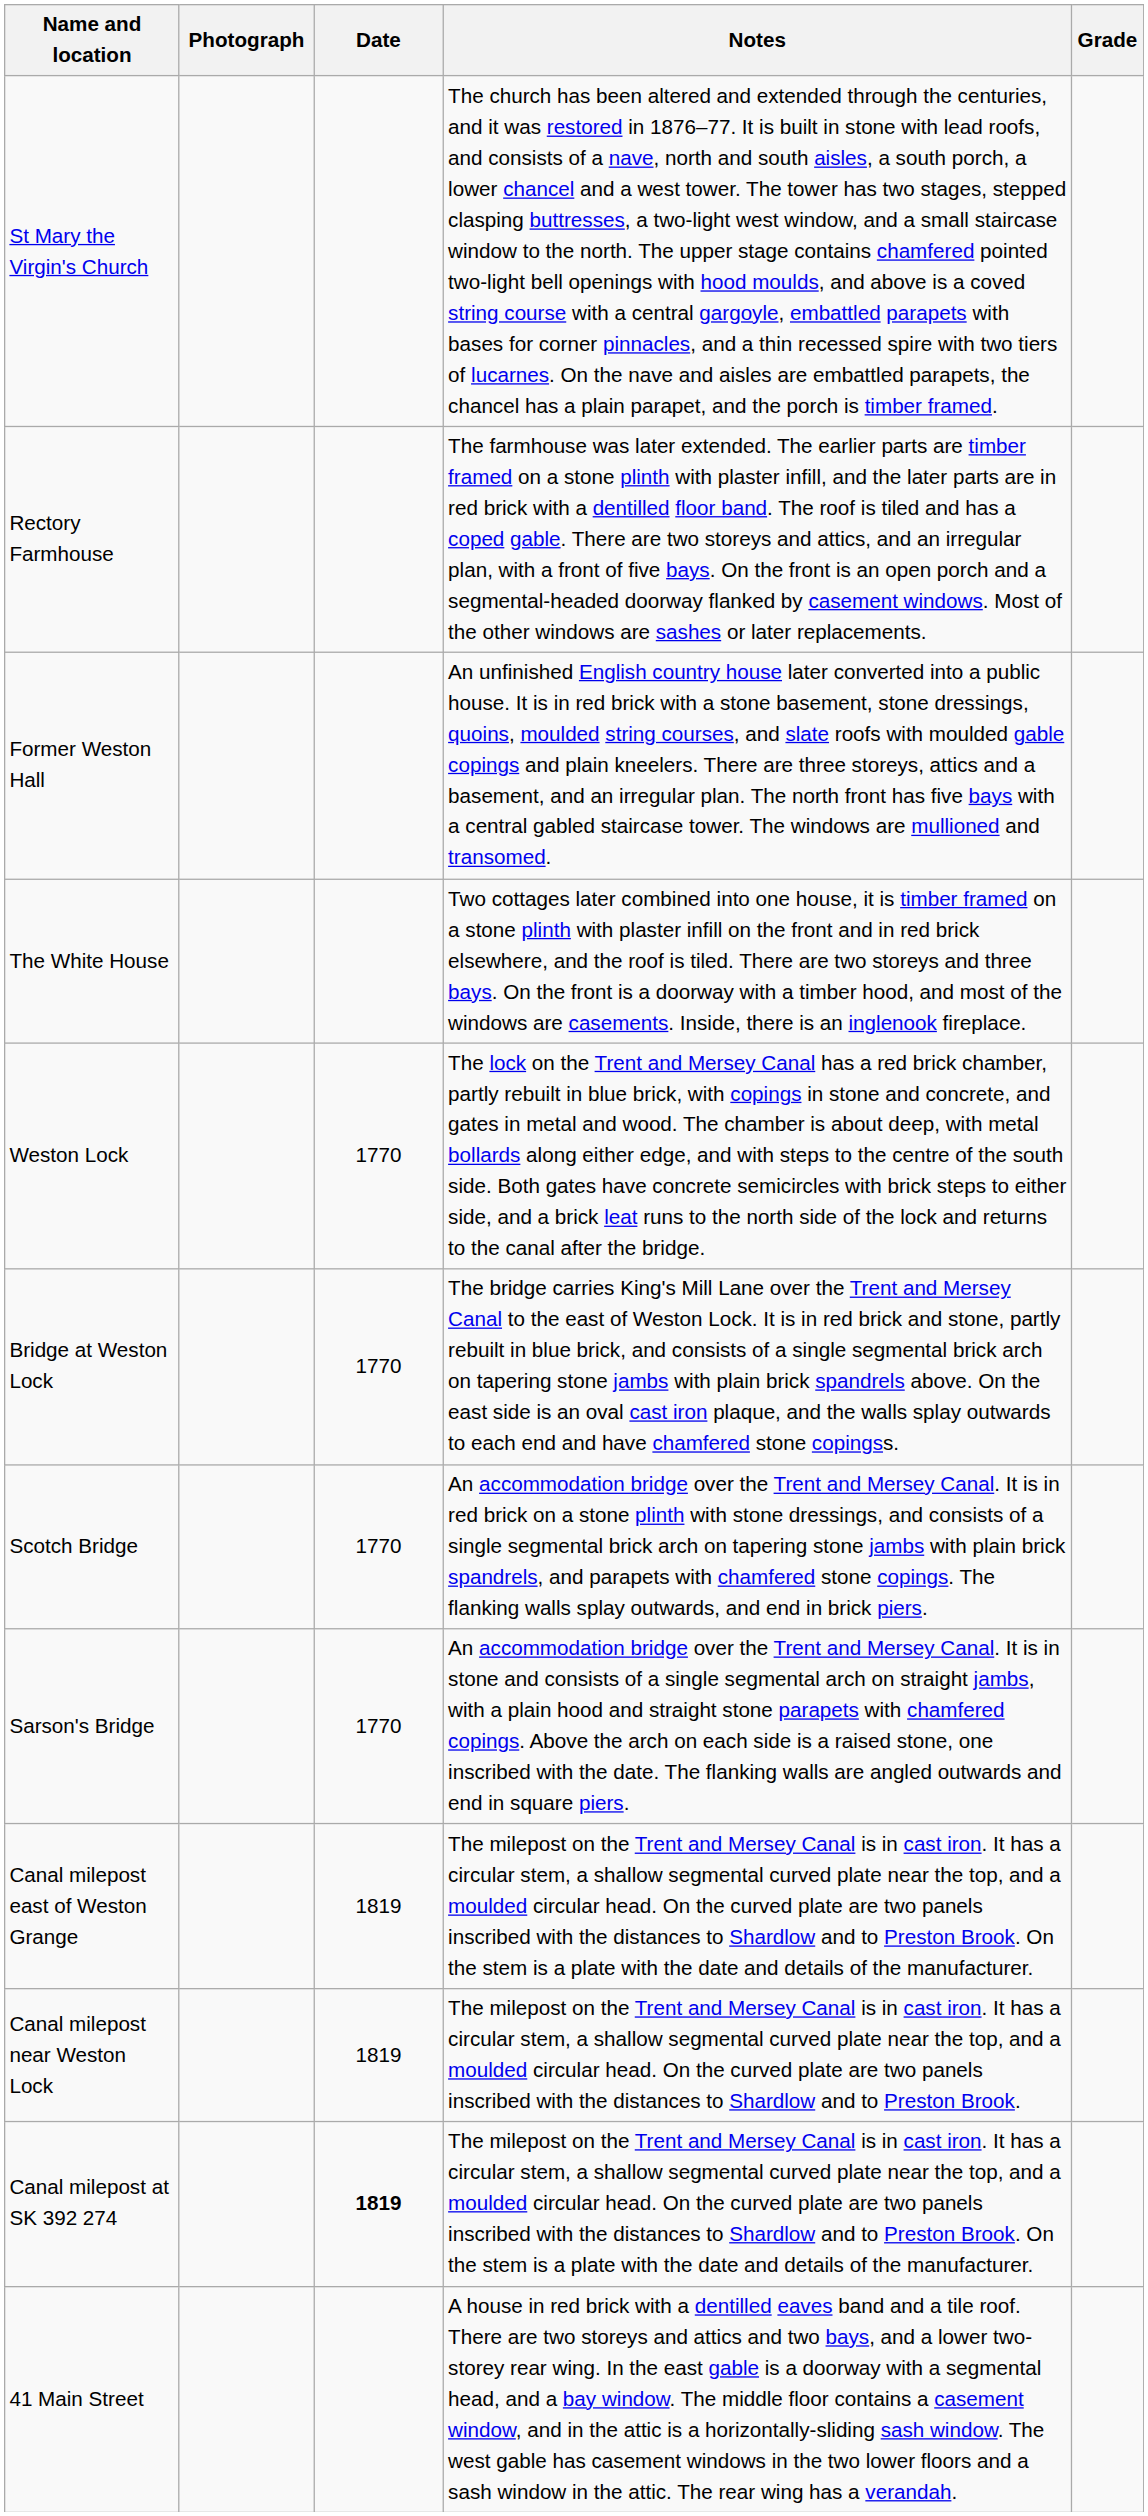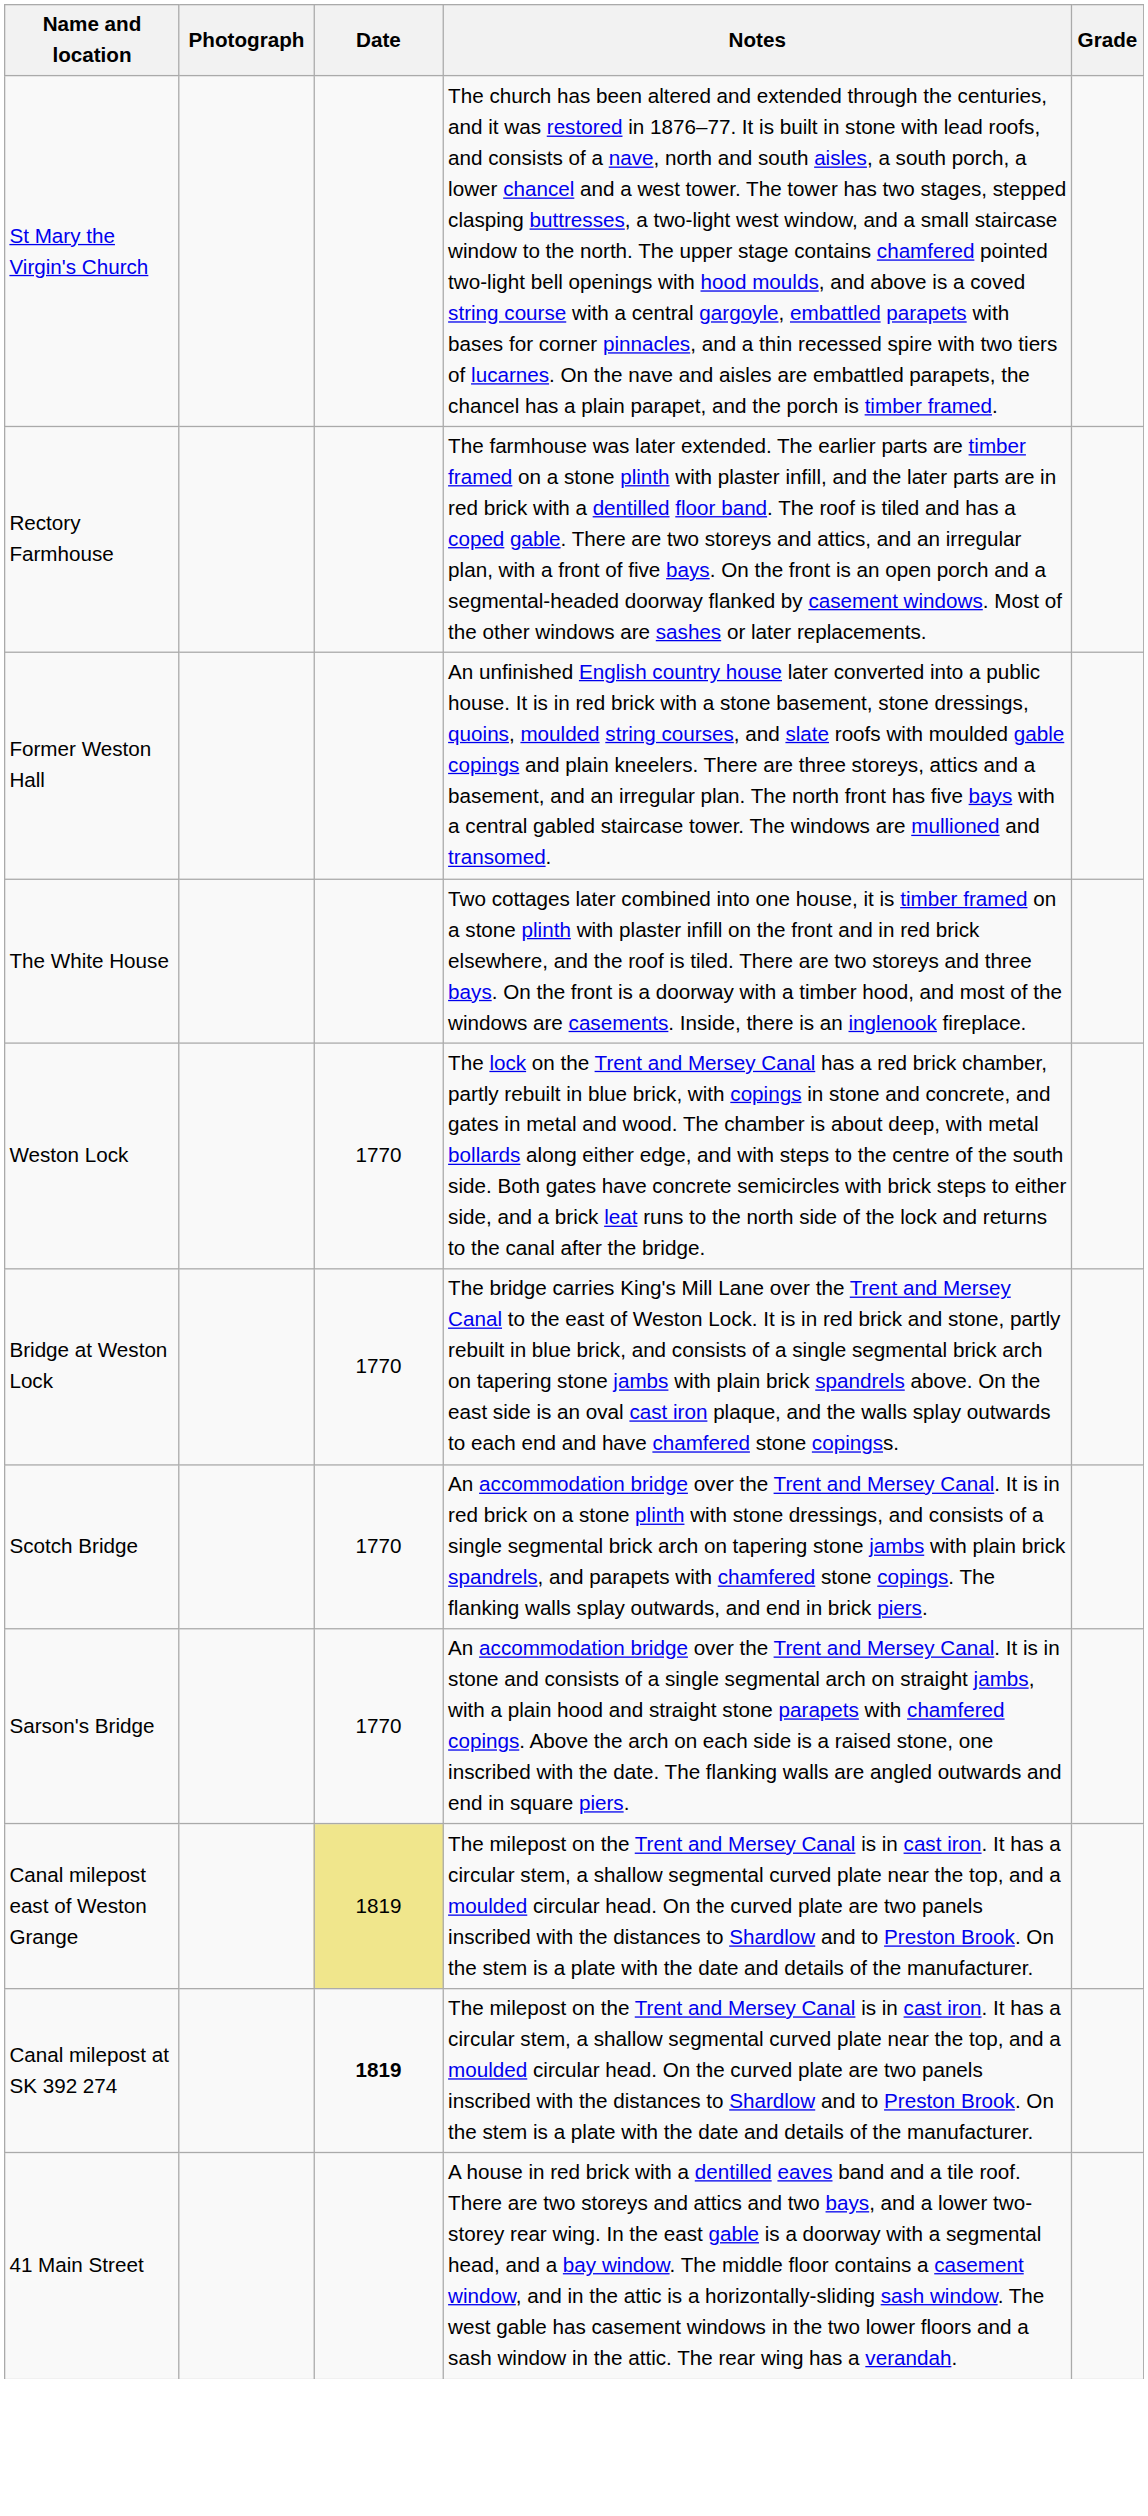(378, 1906) no background -> (378, 1906) khaki background
- row: (78, 2054)
